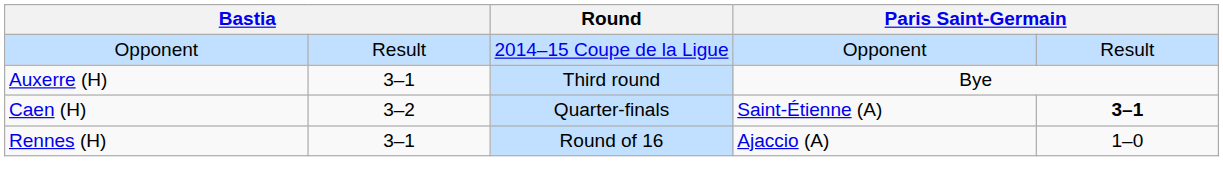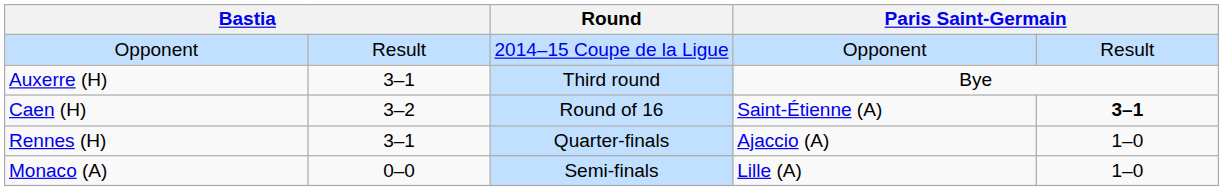(611, 110) Quarter-finals -> (611, 110) Round of 16
(611, 140) Round of 16 -> (611, 140) Quarter-finals
+ row: (58, 170)
